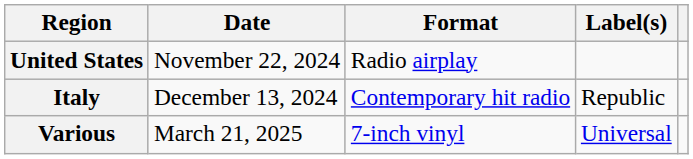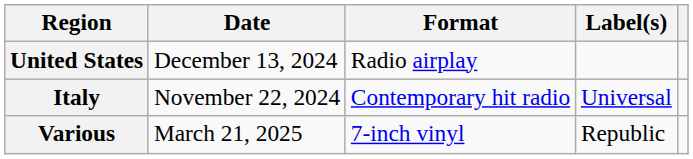(247, 60) November 22, 2024 -> (246, 60) December 13, 2024
(246, 97) December 13, 2024 -> (247, 97) November 22, 2024
(623, 97) Republic -> (626, 97) Universal
(626, 134) Universal -> (623, 134) Republic
